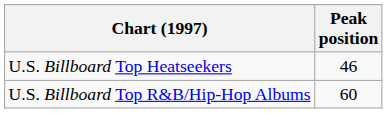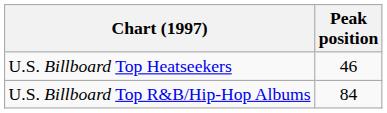(348, 94) 60 -> (348, 94) 84
